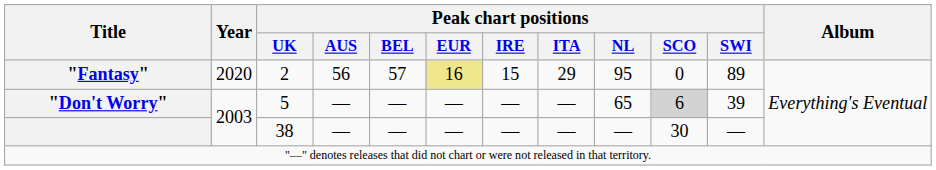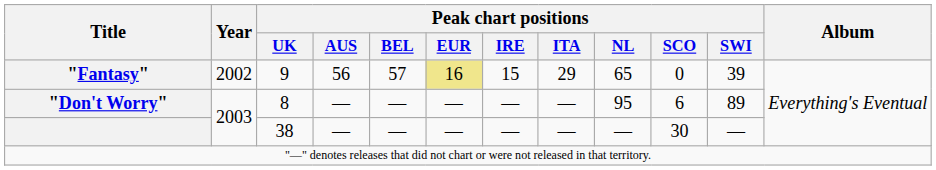(234, 74) 2020 -> (234, 74) 2002
(284, 74) 2 -> (284, 74) 9
(623, 74) 95 -> (623, 74) 65
(736, 74) 89 -> (736, 74) 39
(284, 103) 5 -> (284, 103) 8
(623, 103) 65 -> (623, 103) 95
(679, 103) lightgrey background -> (679, 103) no background
(736, 103) 39 -> (736, 103) 89
